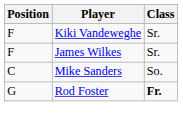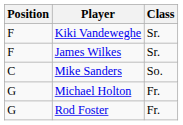+ row: (93, 91)
(154, 91) bold -> (153, 110) normal
